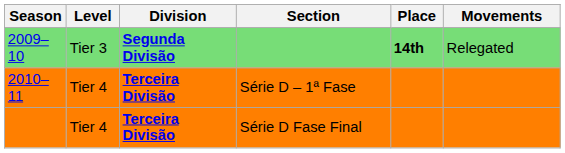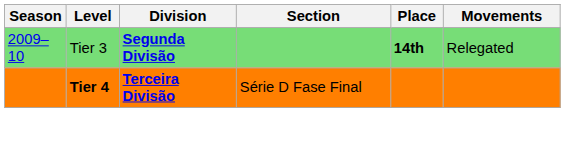- row: (298, 87)
(88, 127) normal -> (89, 87) bold
